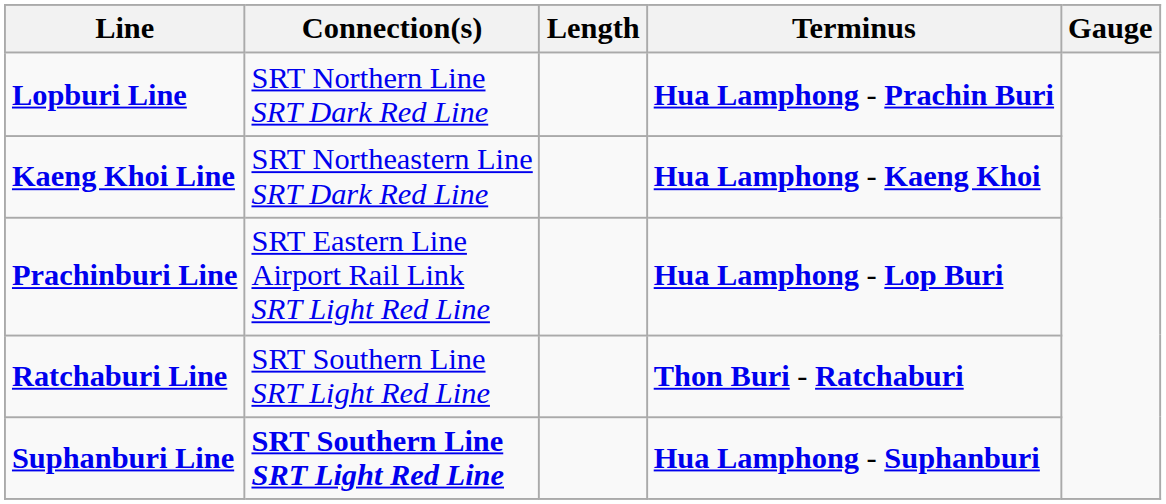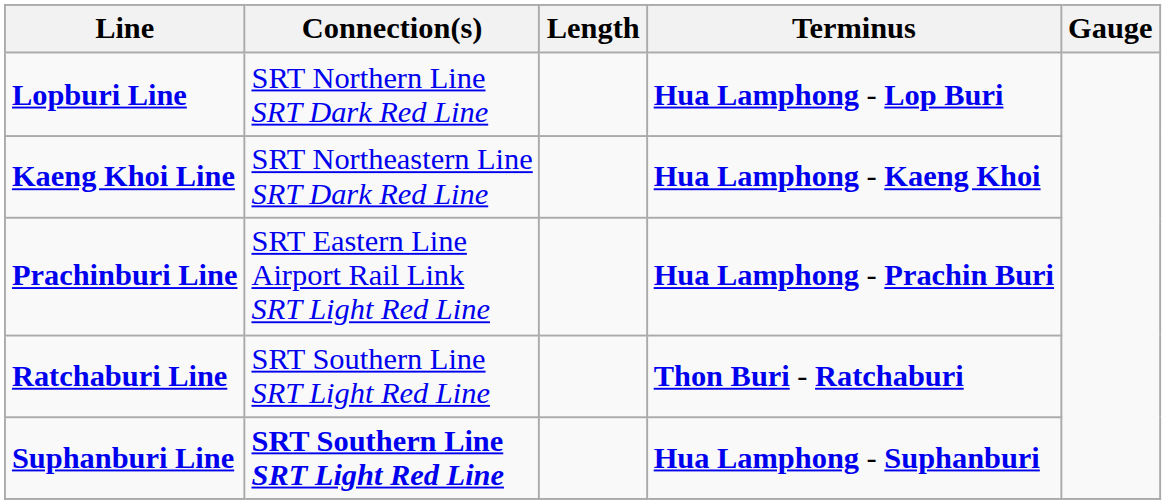(854, 93) Hua Lamphong - Prachin Buri -> (829, 93) Hua Lamphong - Lop Buri
(829, 275) Hua Lamphong - Lop Buri -> (854, 275) Hua Lamphong - Prachin Buri
